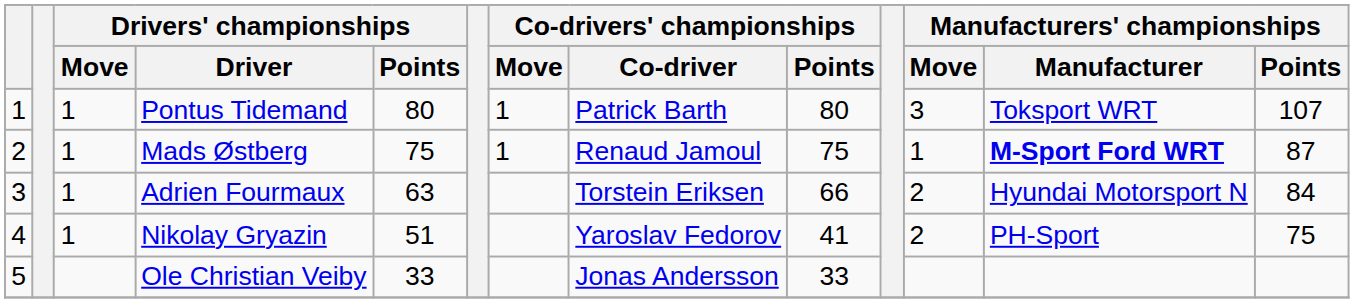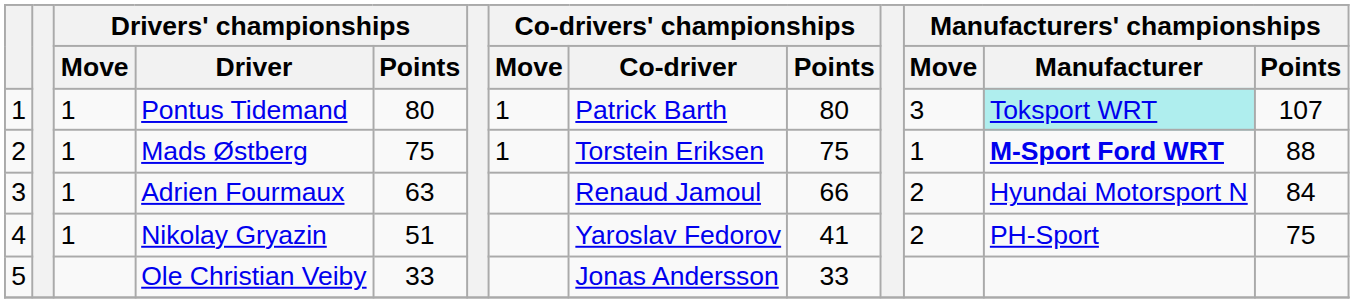(1074, 109) no background -> (1074, 109) paleturquoise background
(668, 151) Renaud Jamoul -> (670, 151) Torstein Eriksen
(1301, 151) 87 -> (1301, 151) 88
(670, 193) Torstein Eriksen -> (668, 193) Renaud Jamoul
